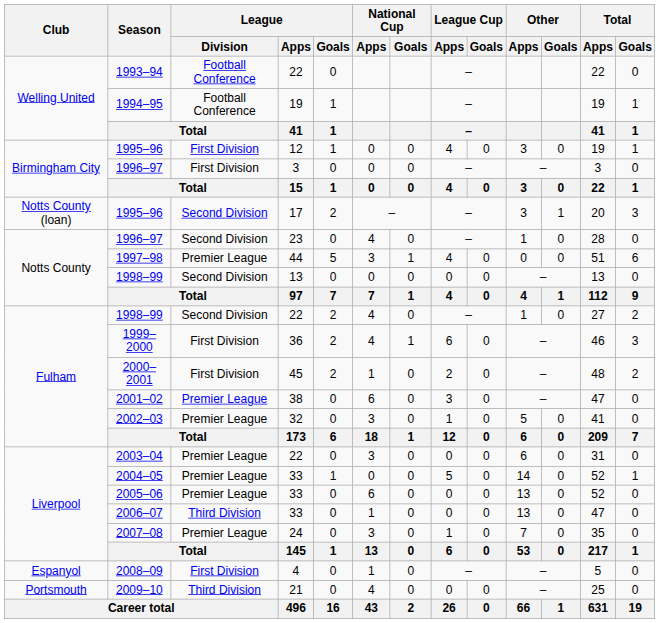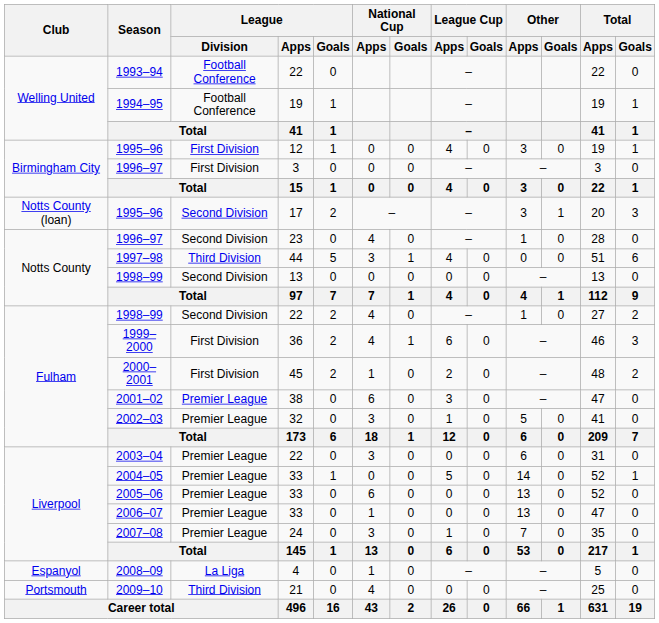(225, 258) Premier League -> (225, 258) Third Division
(225, 513) Third Division -> (225, 513) Premier League
(225, 570) First Division -> (225, 570) La Liga
